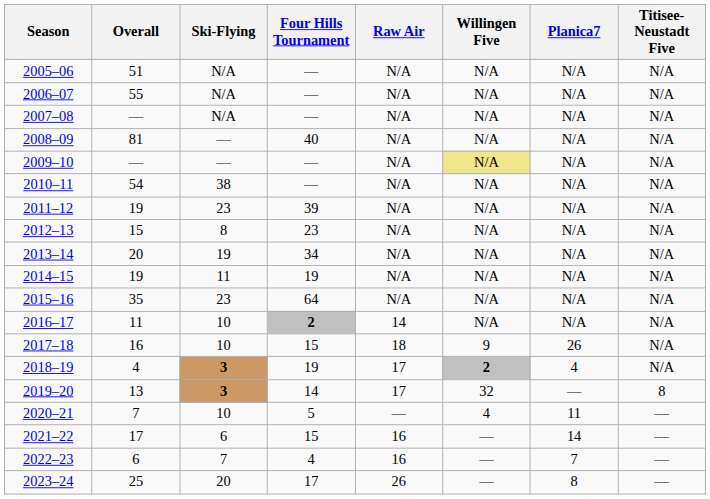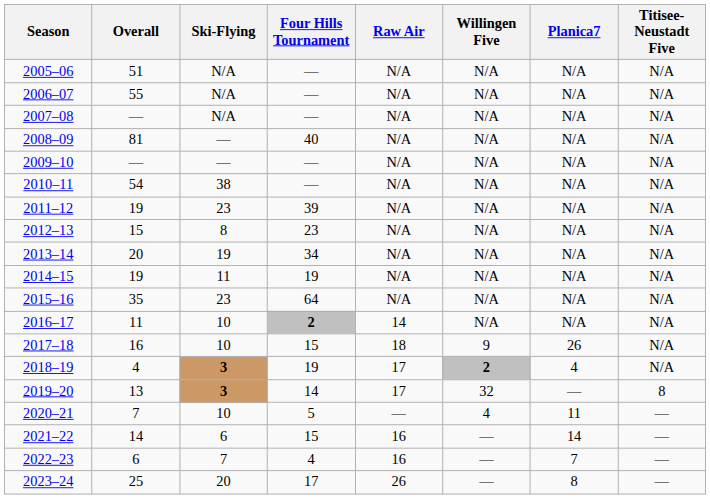(486, 162) khaki background -> (486, 162) no background
(136, 436) 17 -> (136, 436) 14
